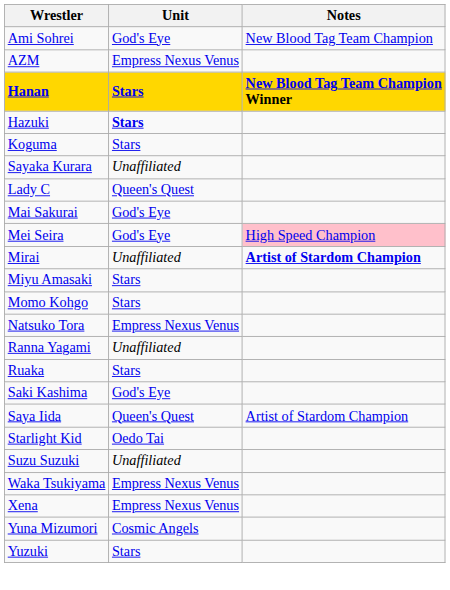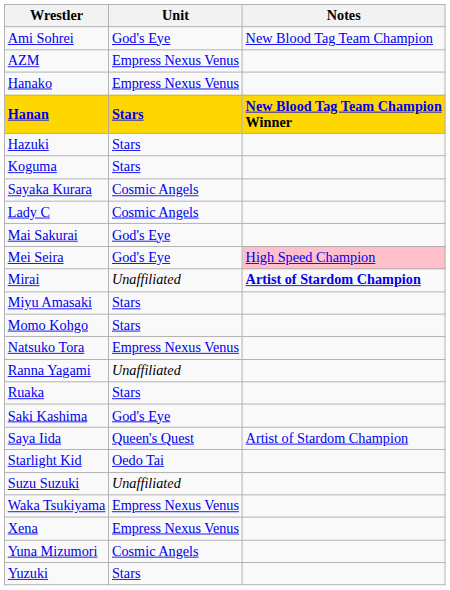+ row: (30, 83)
(128, 122) bold -> (126, 144) normal
(146, 167) Unaffiliated -> (155, 189) Cosmic Angels
(153, 189) Queen's Quest -> (155, 212) Cosmic Angels
